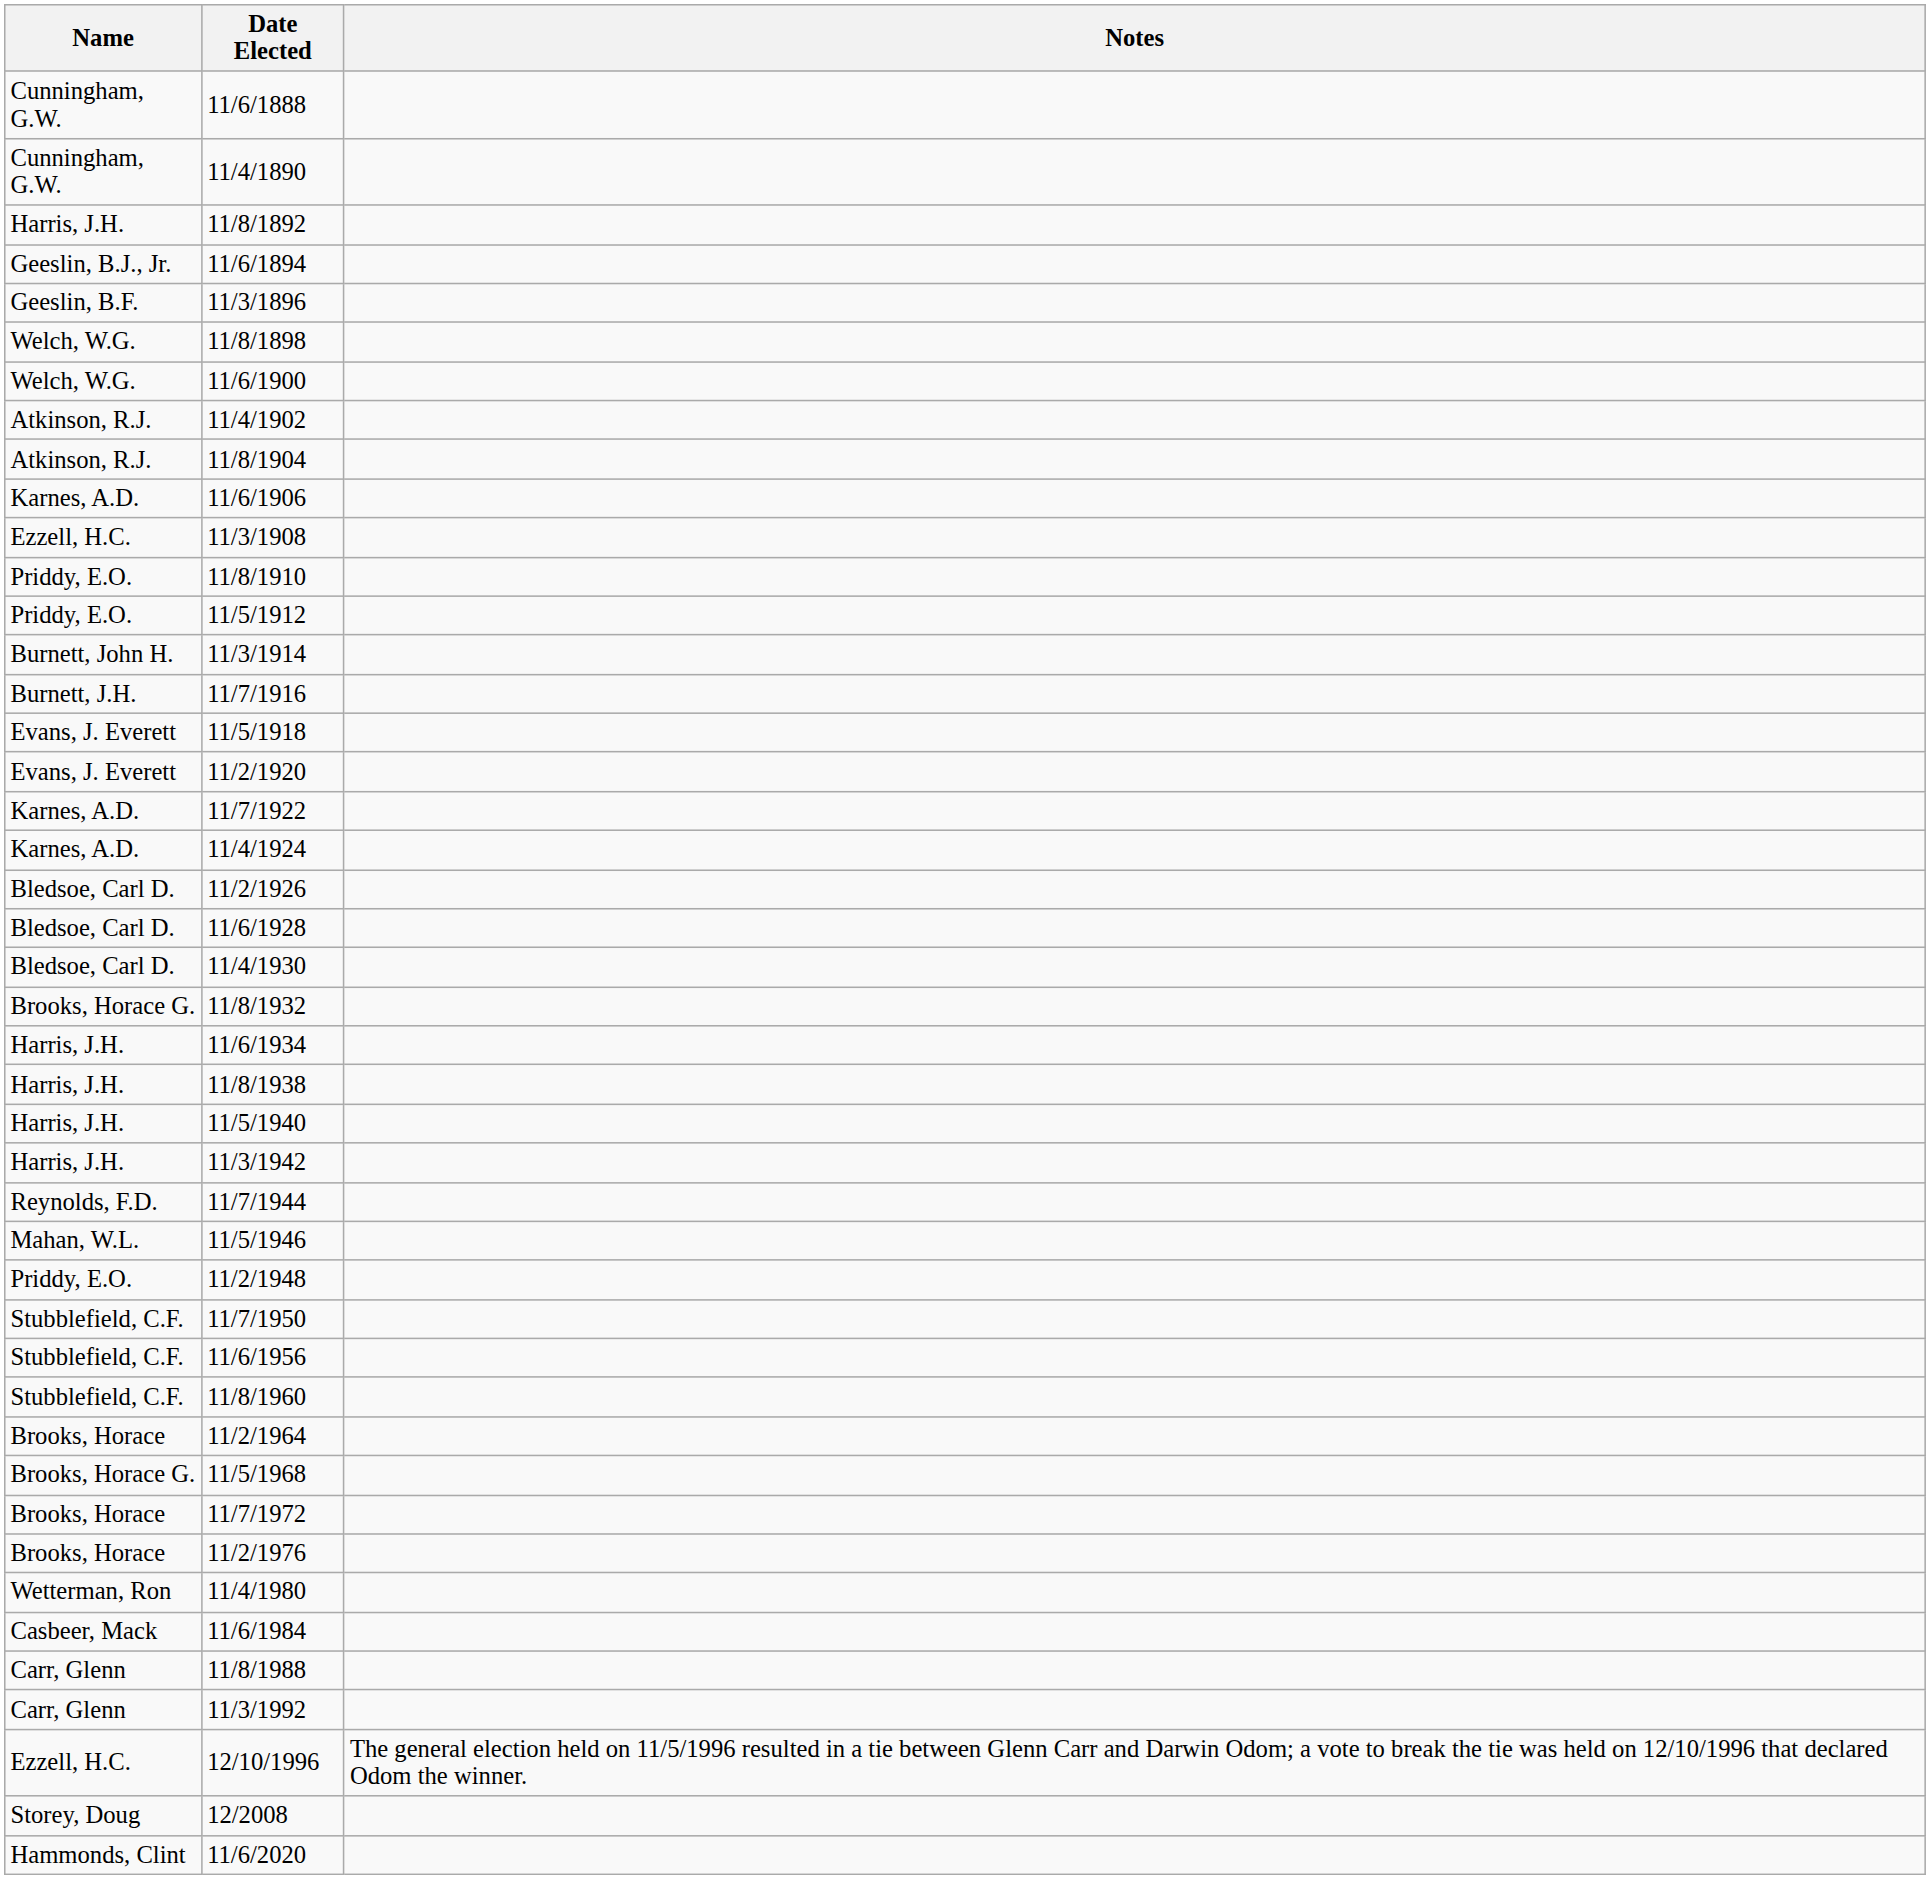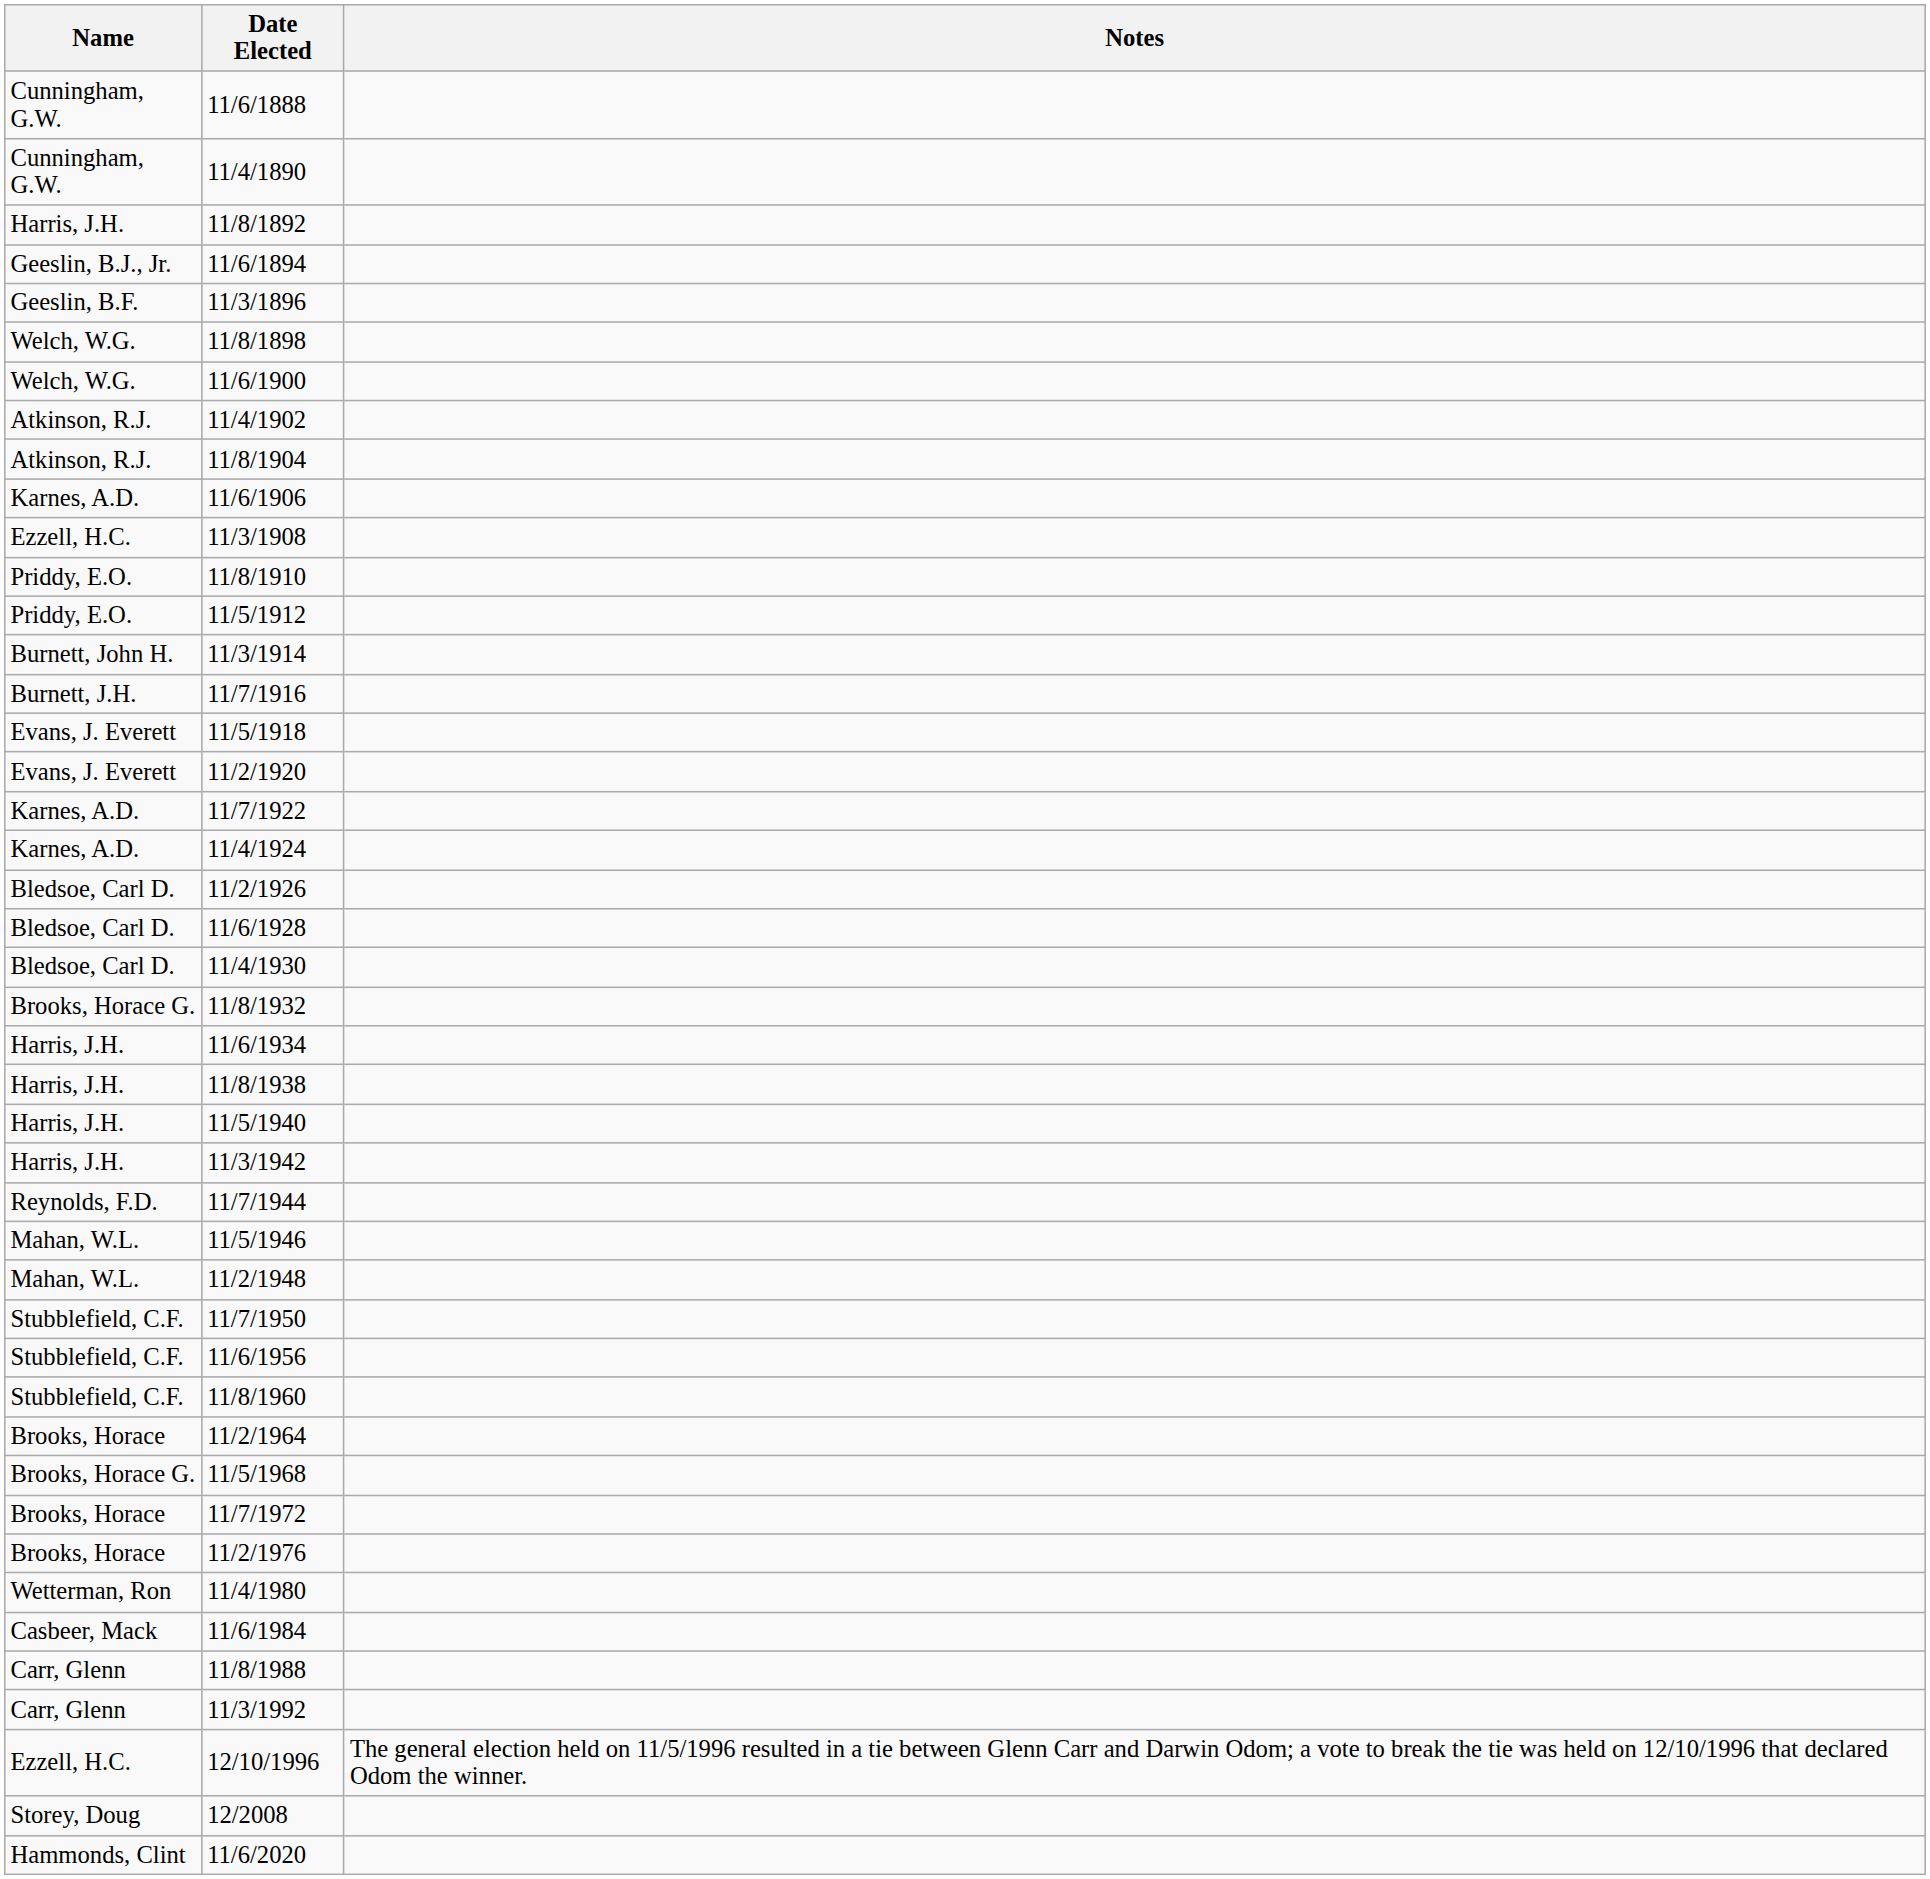(71, 1279) Priddy, E.O. -> (75, 1279) Mahan, W.L.
